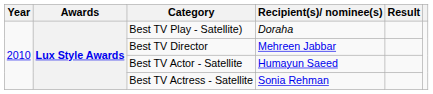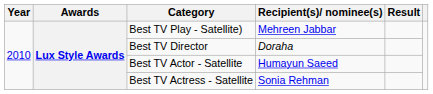(276, 30) Doraha -> (297, 30) Mehreen Jabbar
(297, 47) Mehreen Jabbar -> (276, 47) Doraha
